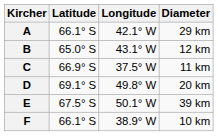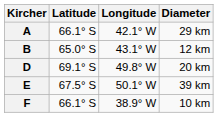- row: (27, 67)
